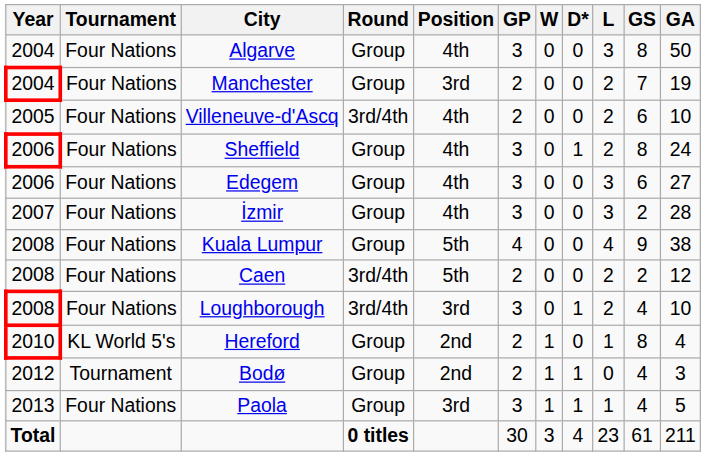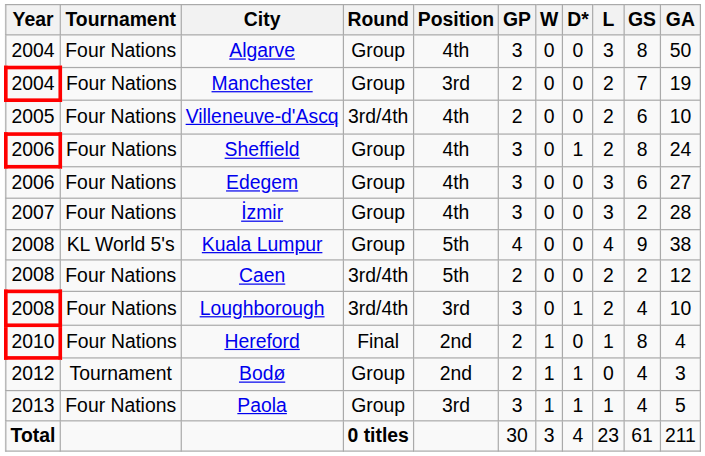(121, 244) Four Nations -> (121, 244) KL World 5's
(121, 341) KL World 5's -> (121, 341) Four Nations
(378, 341) Group -> (378, 341) Final
